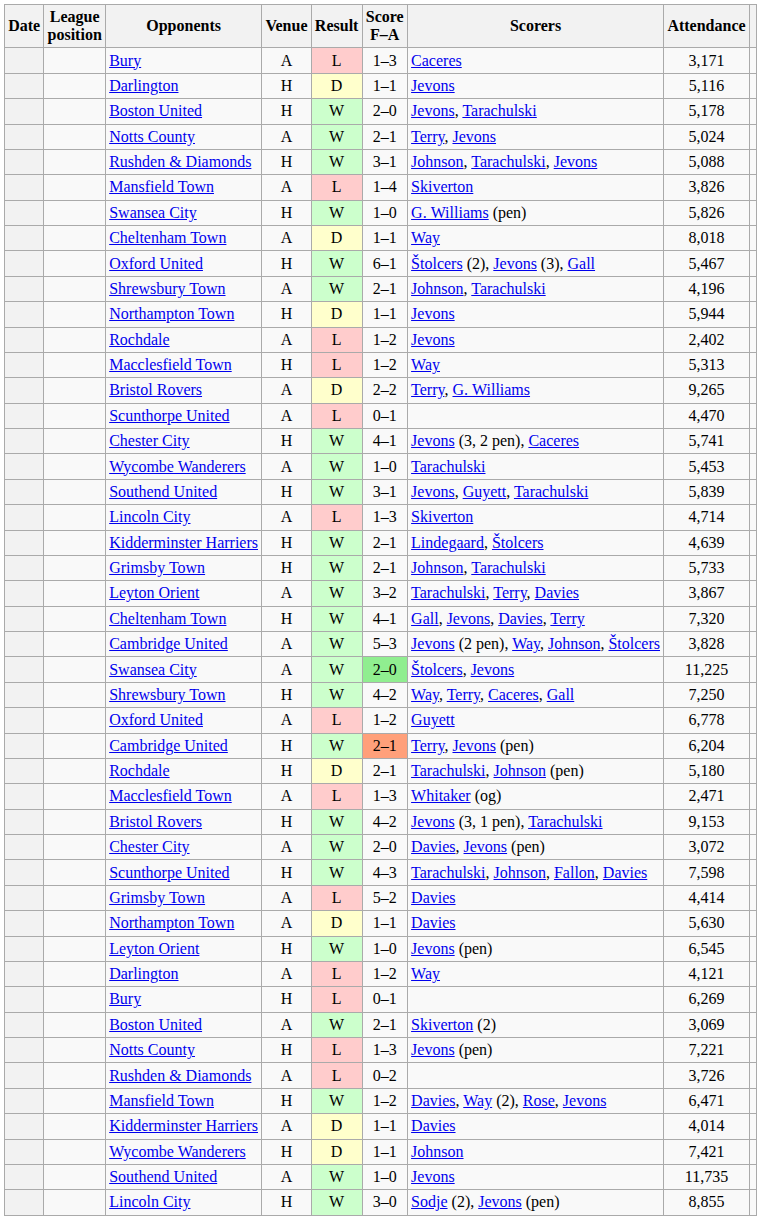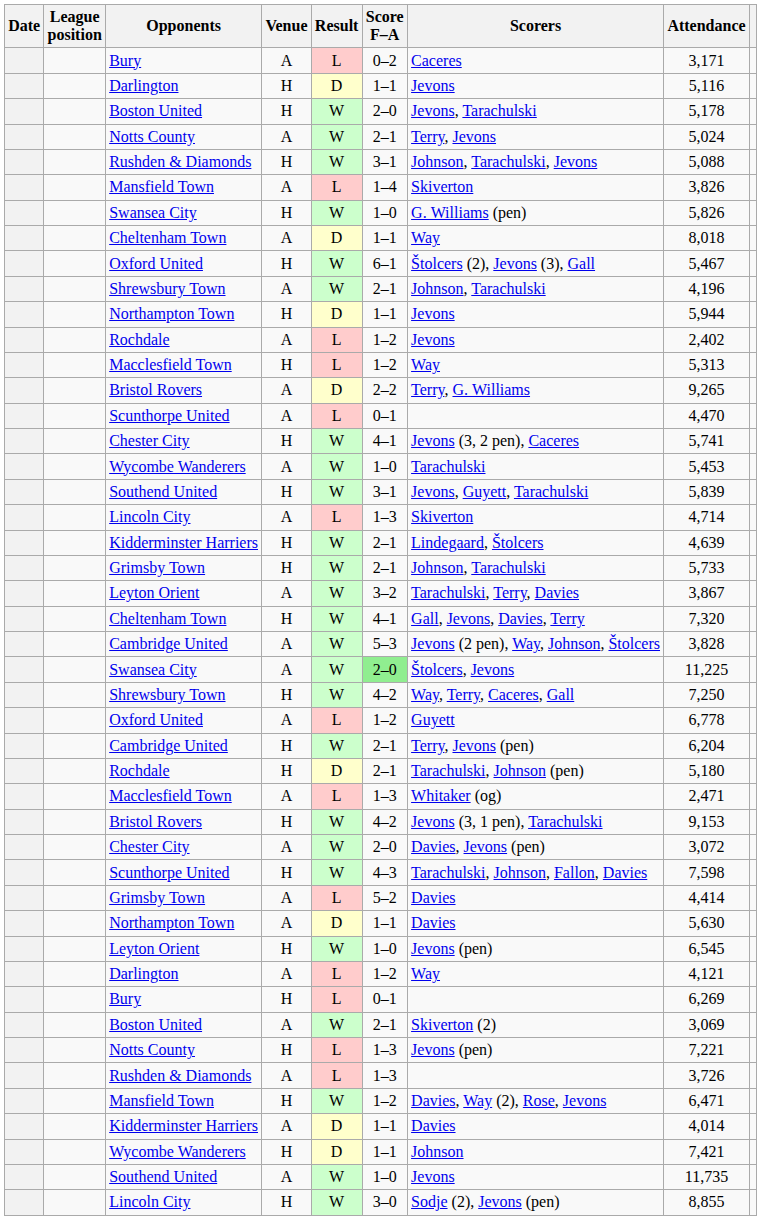(385, 60) 1–3 -> (385, 60) 0–2
(385, 745) lightsalmon background -> (385, 745) no background
(385, 1075) 0–2 -> (385, 1075) 1–3
